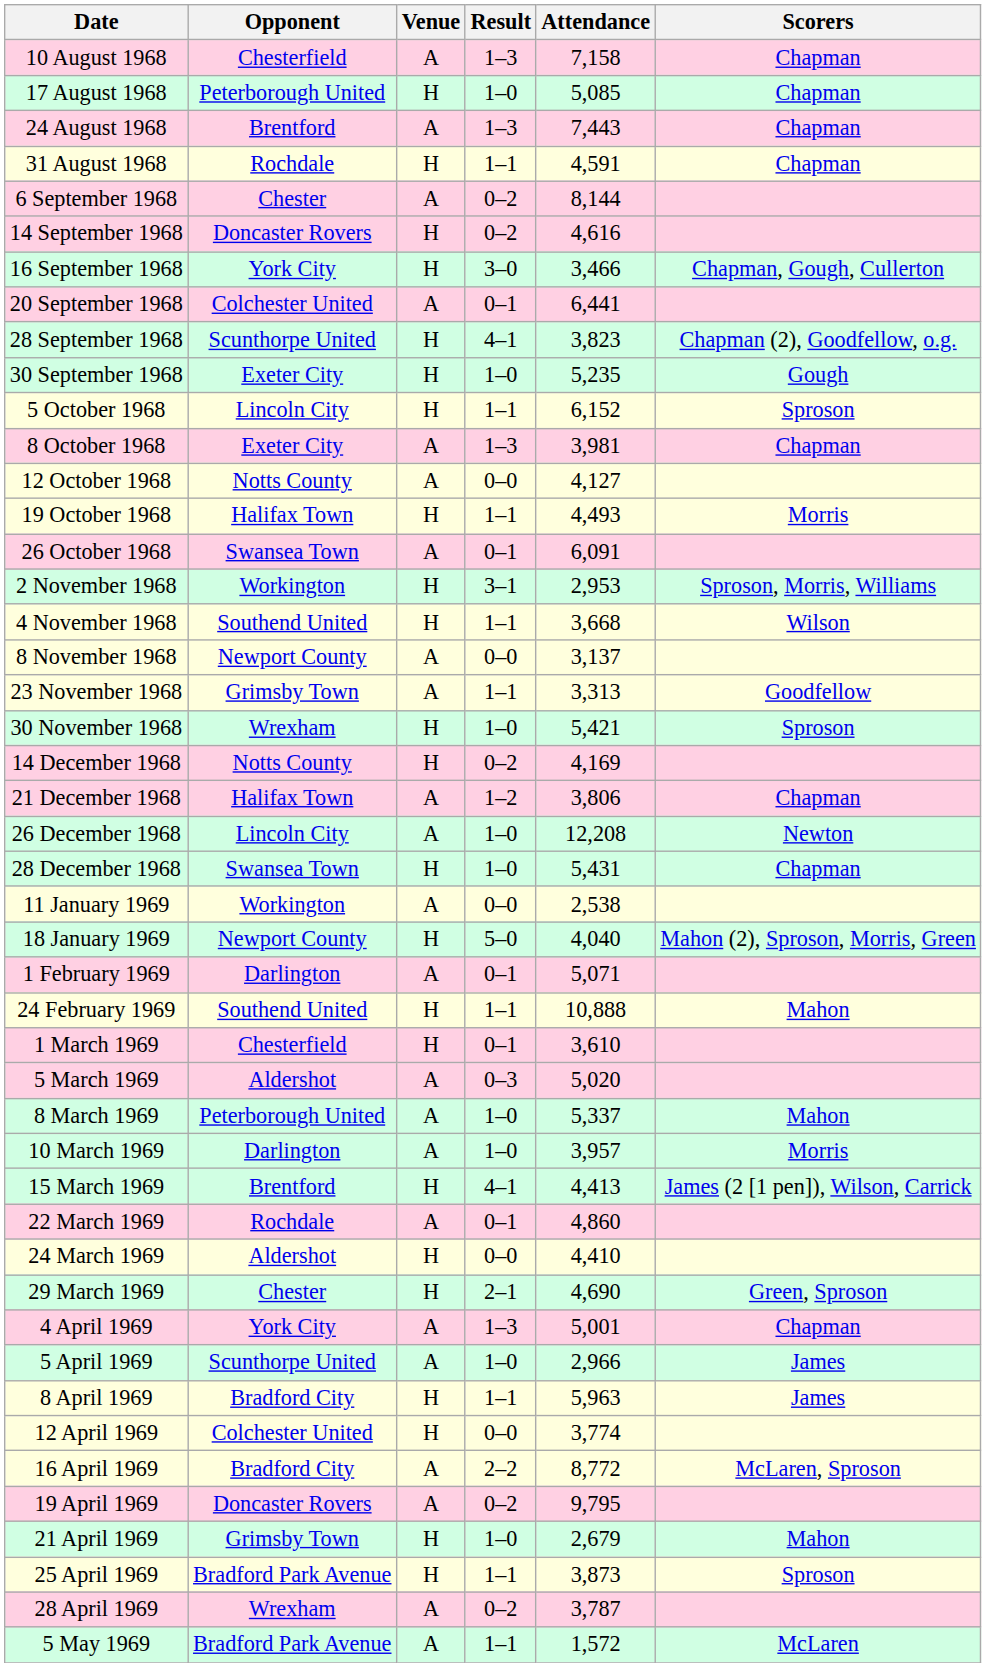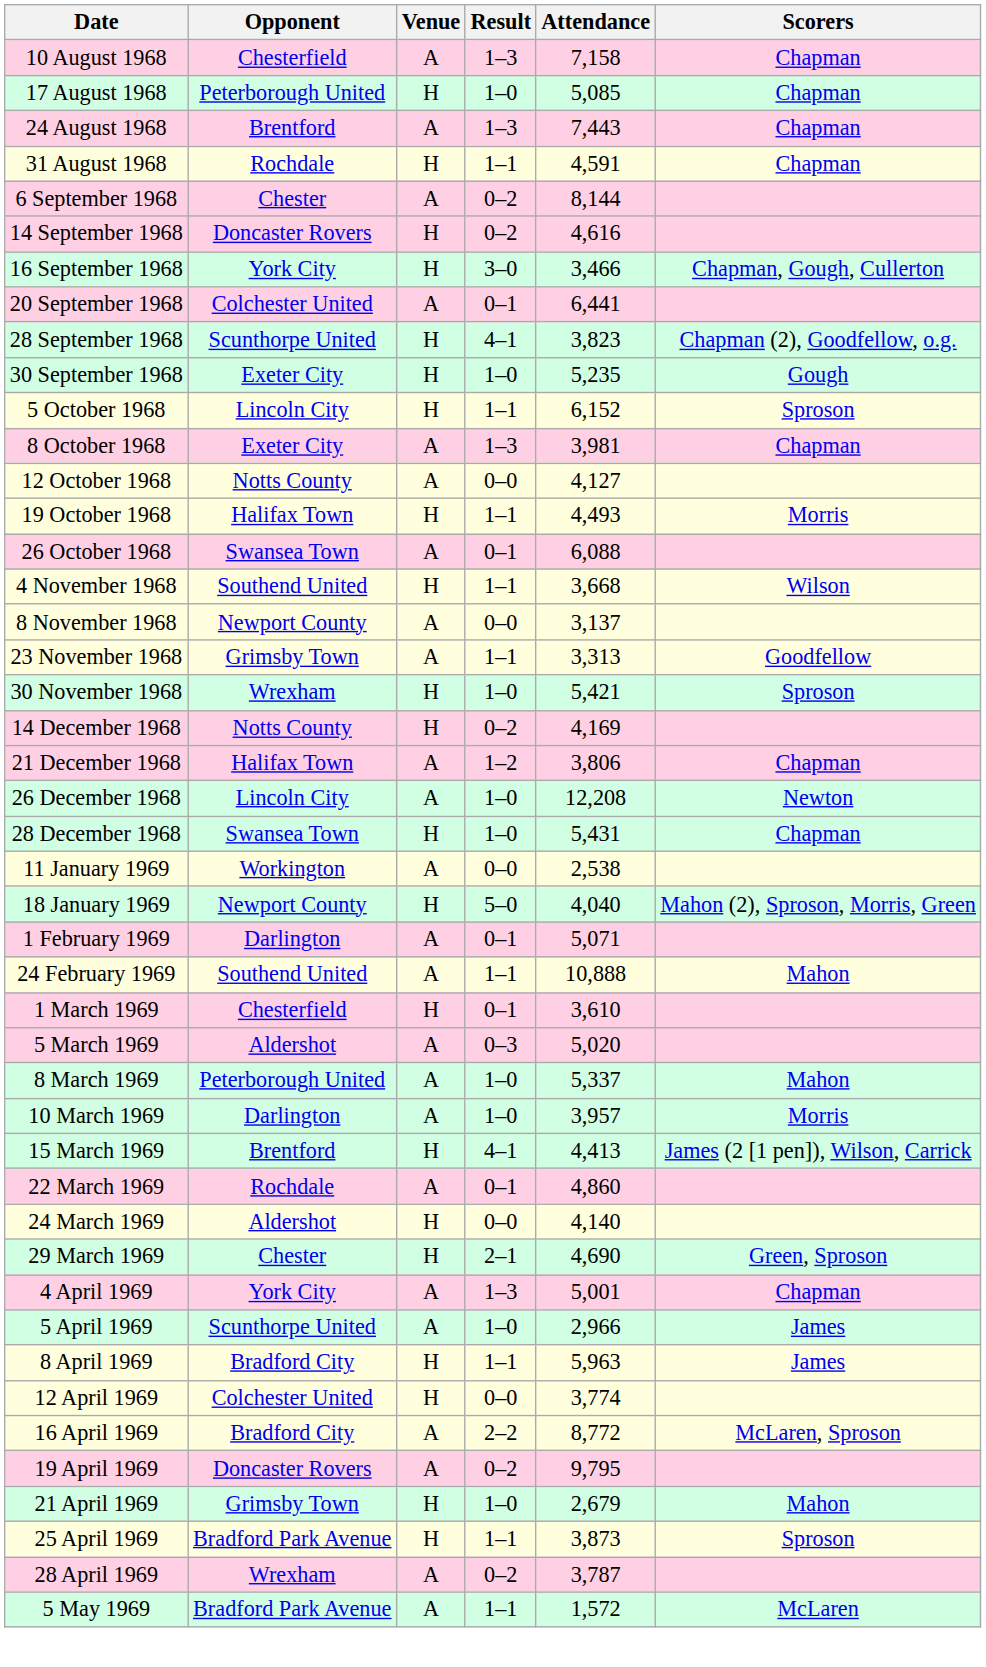(596, 551) 6,091 -> (596, 551) 6,088
- row: (96, 586)
(431, 1009) H -> (431, 974) A
(596, 1256) 4,410 -> (596, 1221) 4,140
